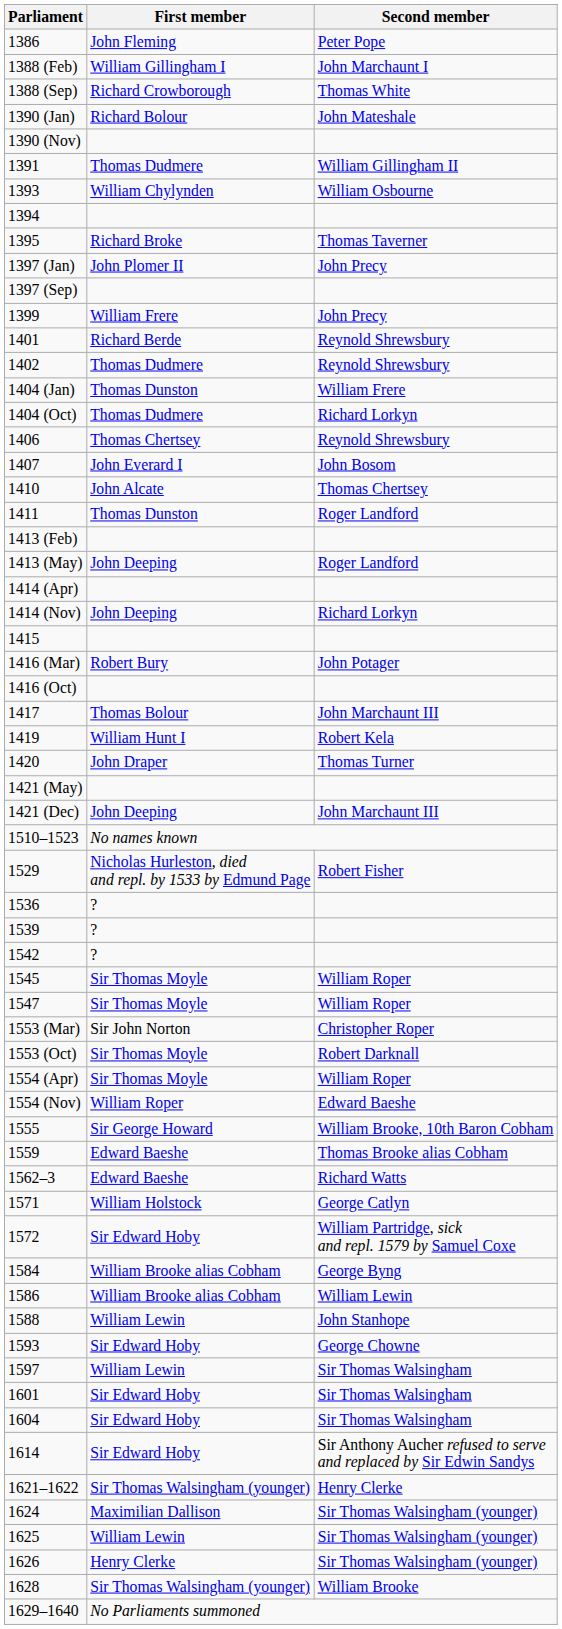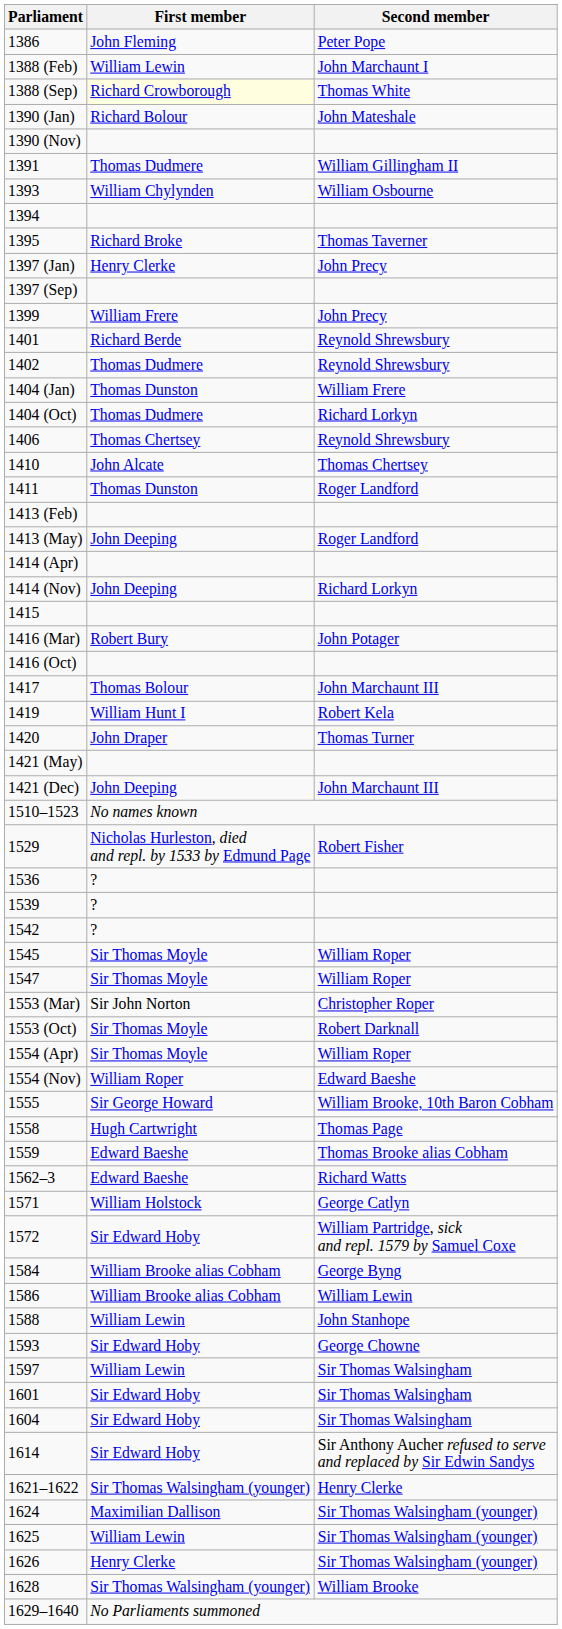(158, 66) William Gillingham I -> (138, 66) William Lewin
(161, 91) no background -> (161, 91) lightyellow background
(137, 265) John Plomer II -> (133, 265) Henry Clerke
- row: (24, 464)
+ row: (24, 1128)
